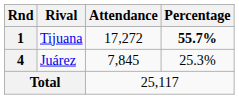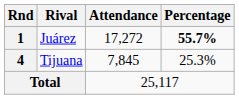(61, 37) Tijuana -> (58, 37) Juárez
(58, 60) Juárez -> (61, 60) Tijuana
